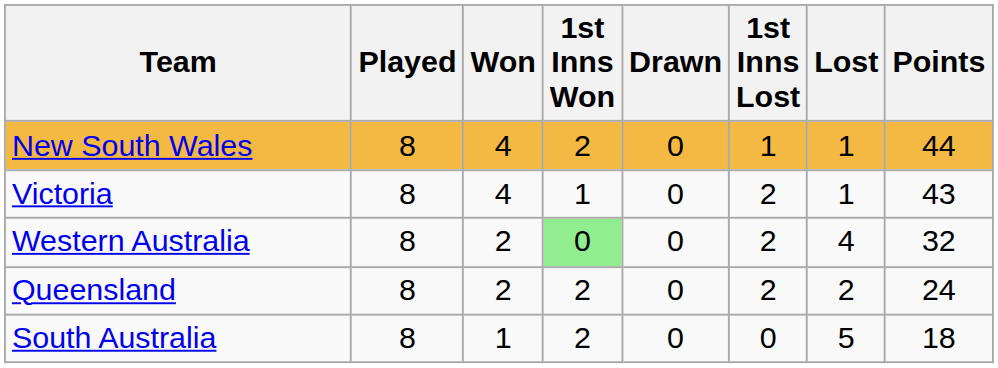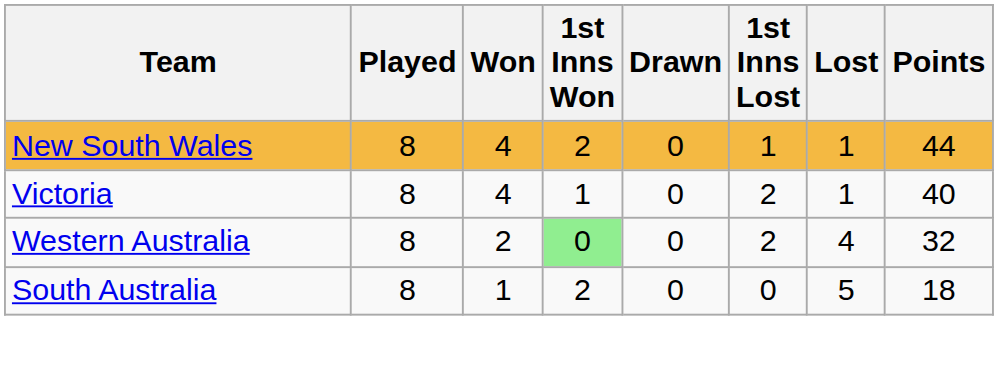(939, 193) 43 -> (939, 193) 40
- row: (94, 289)
